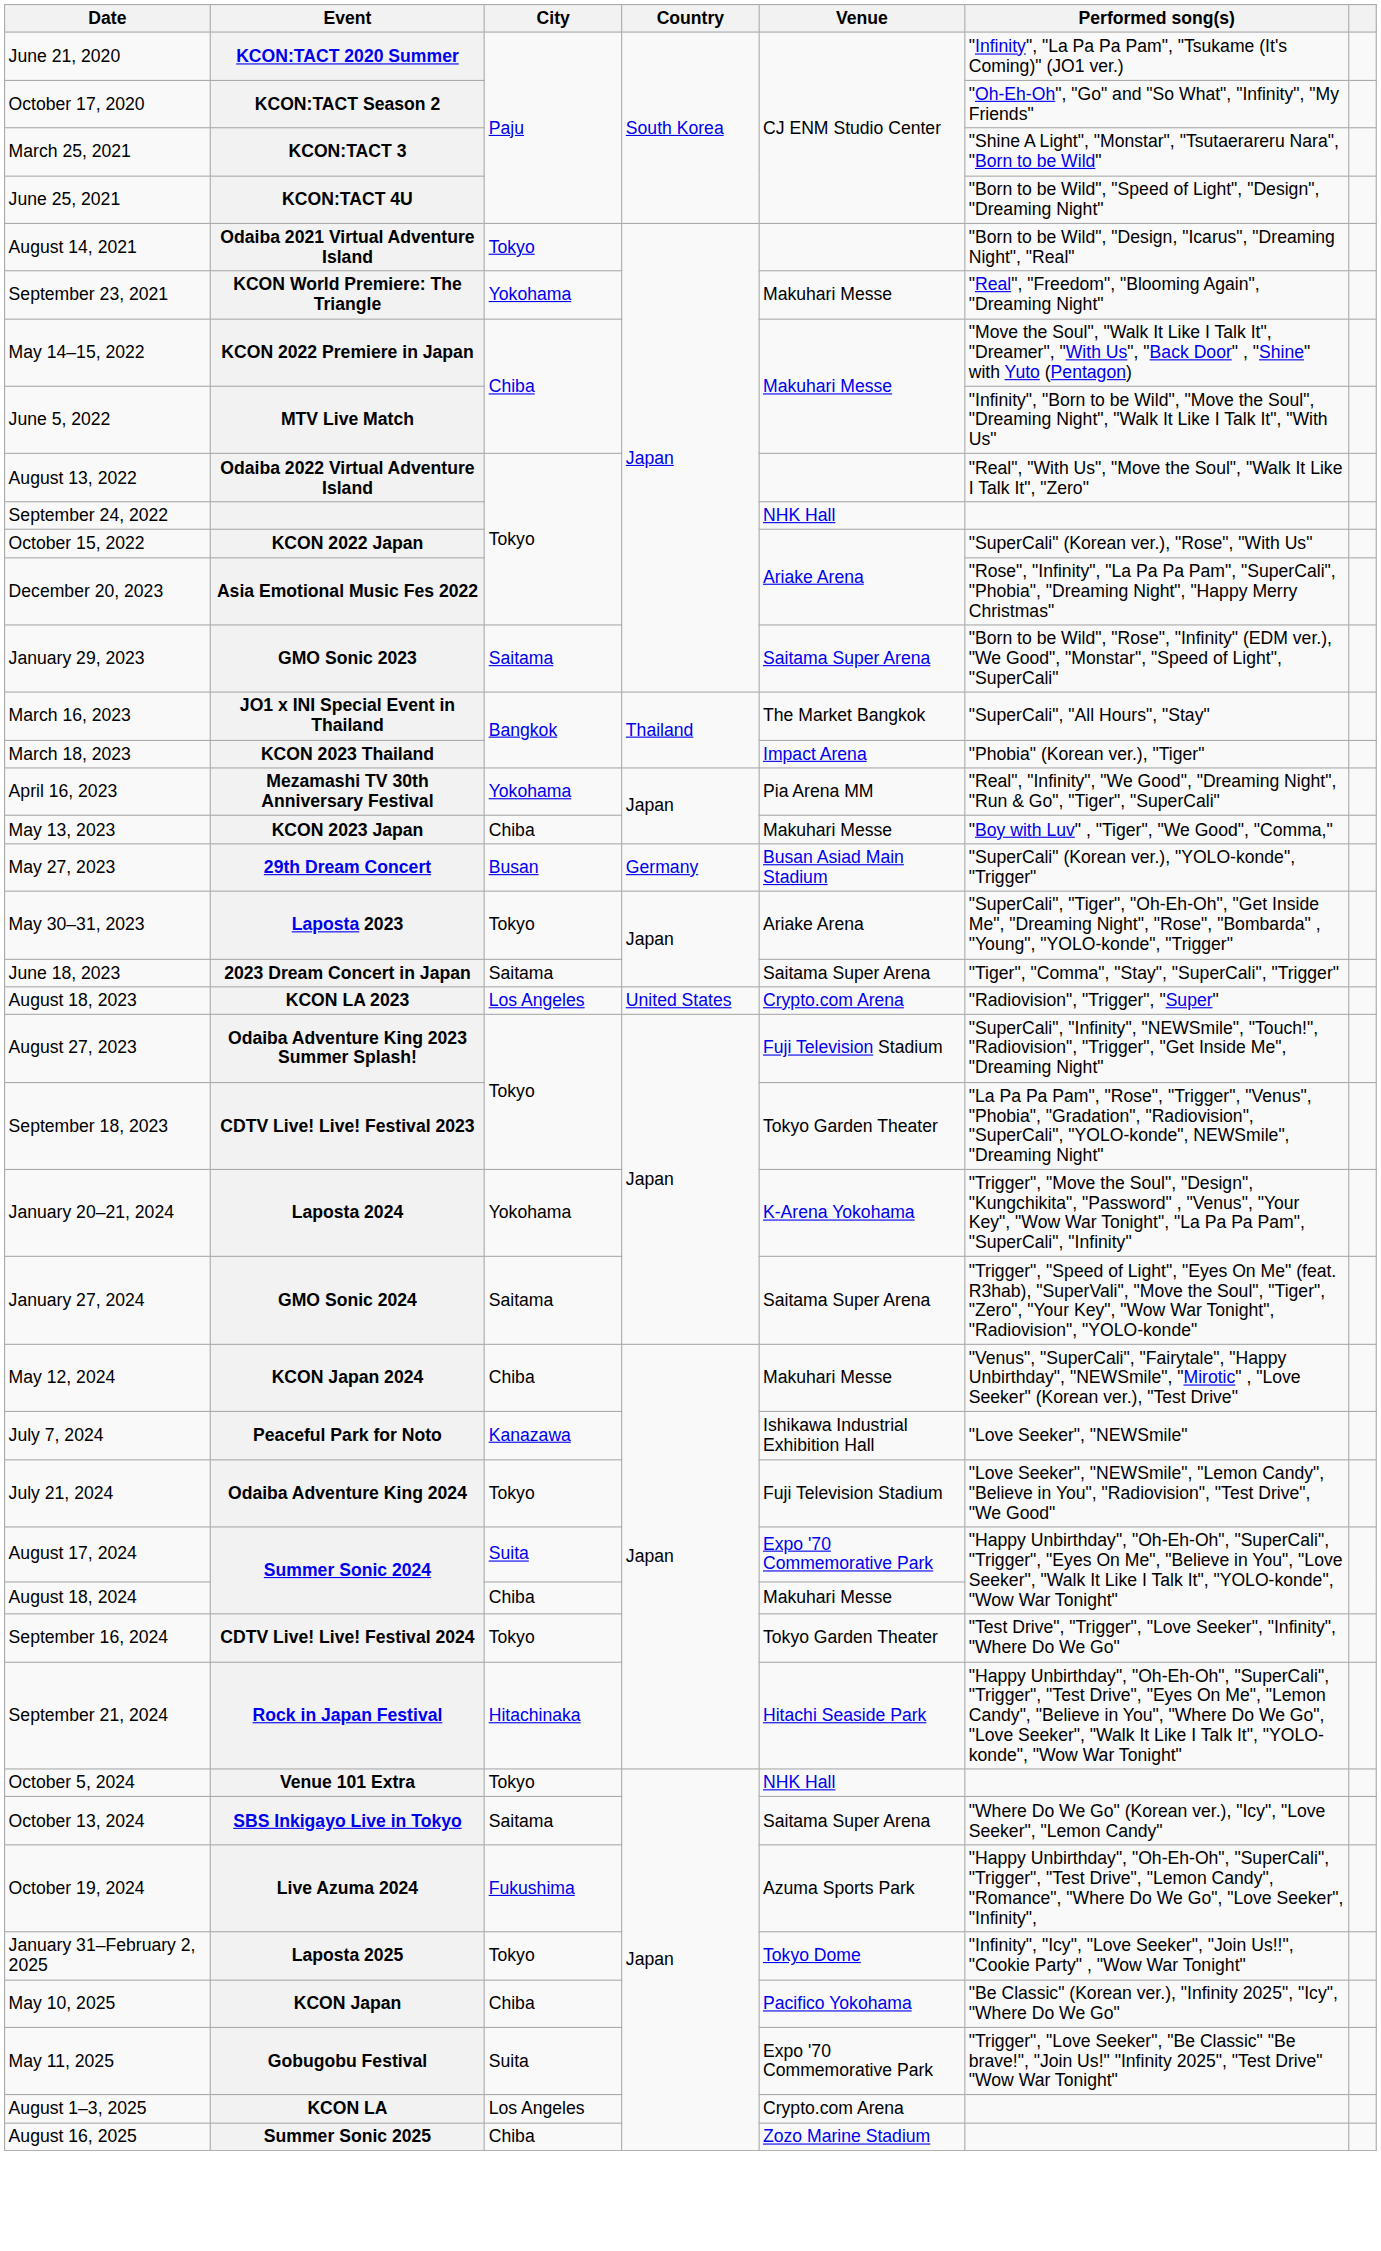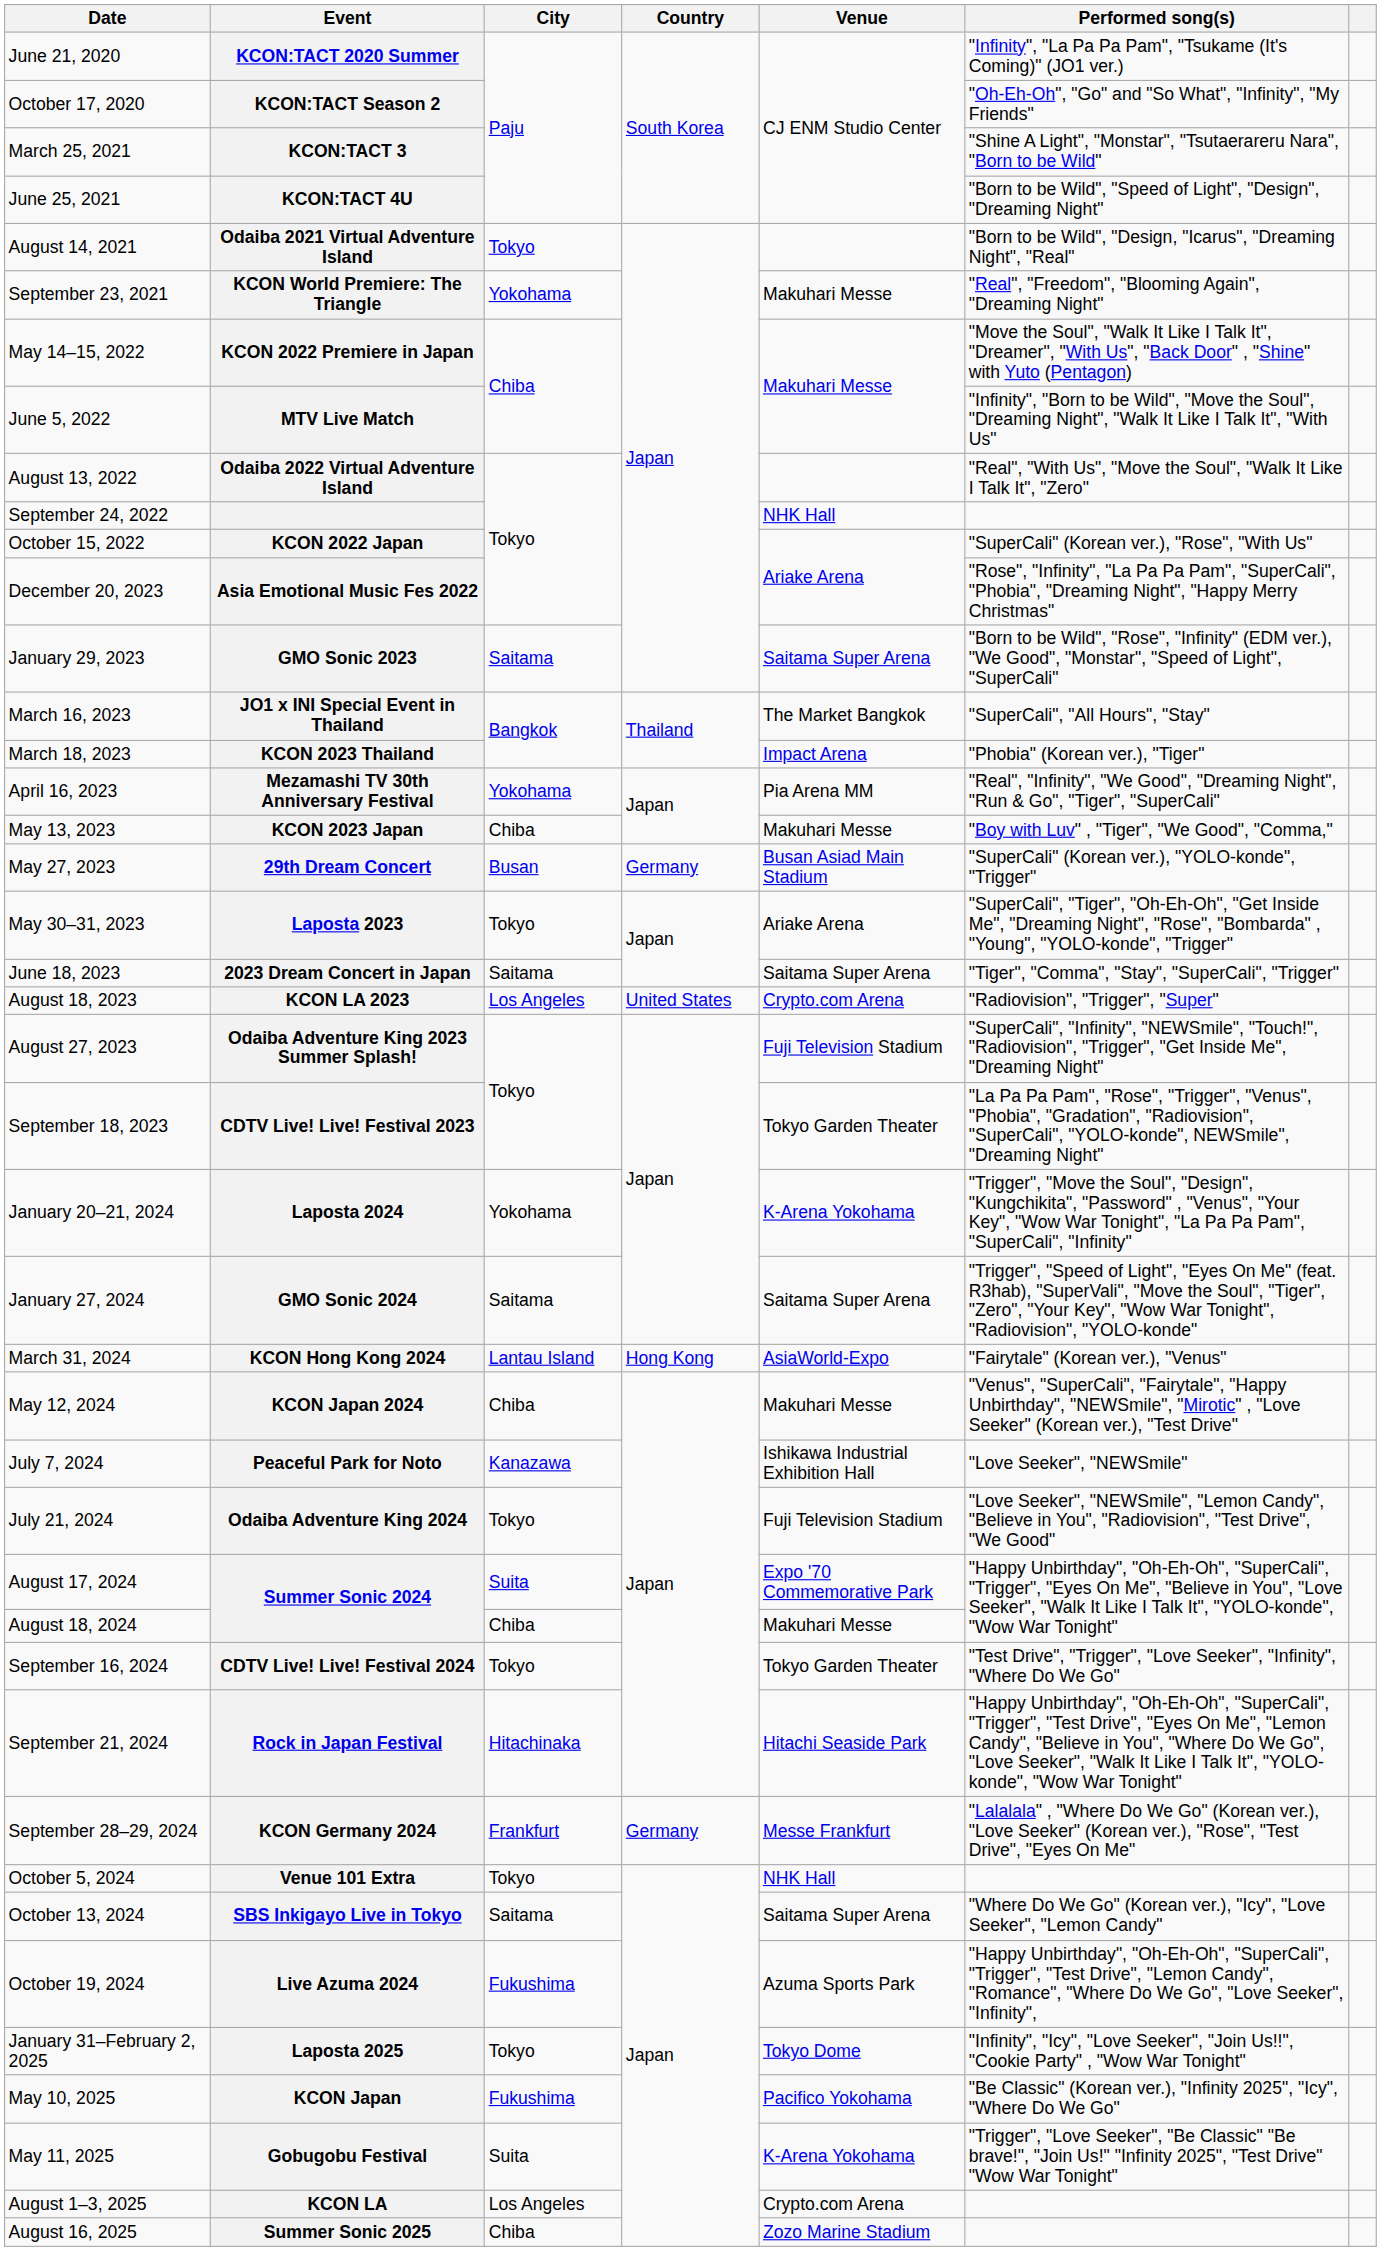+ row: (70, 1357)
+ row: (103, 1830)
(512, 2003) Chiba -> (532, 2098) Fukushima
(848, 2061) Expo '70 Commemorative Park -> (839, 2156) K-Arena Yokohama
